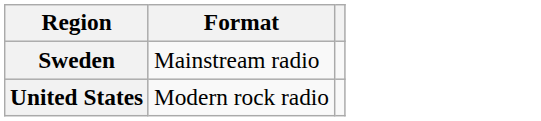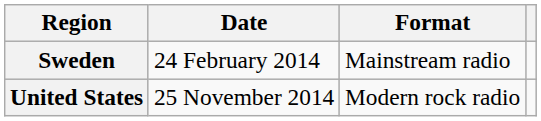+ column: (244, 23)
